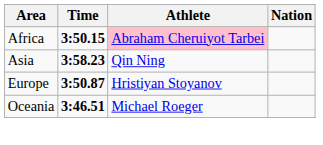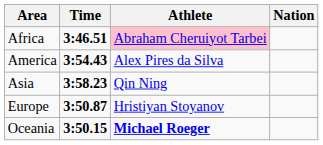(83, 38) 3:50.15 -> (85, 38) 3:46.51
+ row: (32, 60)
(83, 106) 3:46.51 -> (85, 128) 3:50.15
(157, 106) normal -> (162, 128) bold
